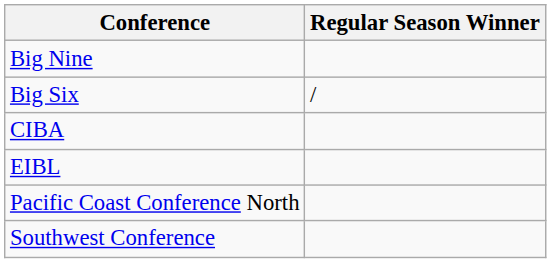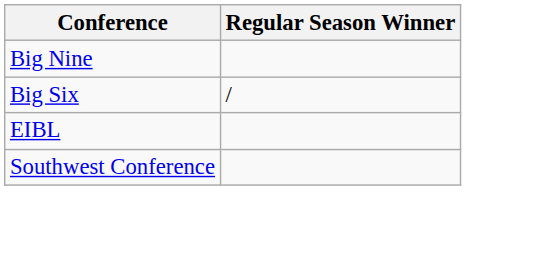- row: (37, 130)
- row: (155, 202)
